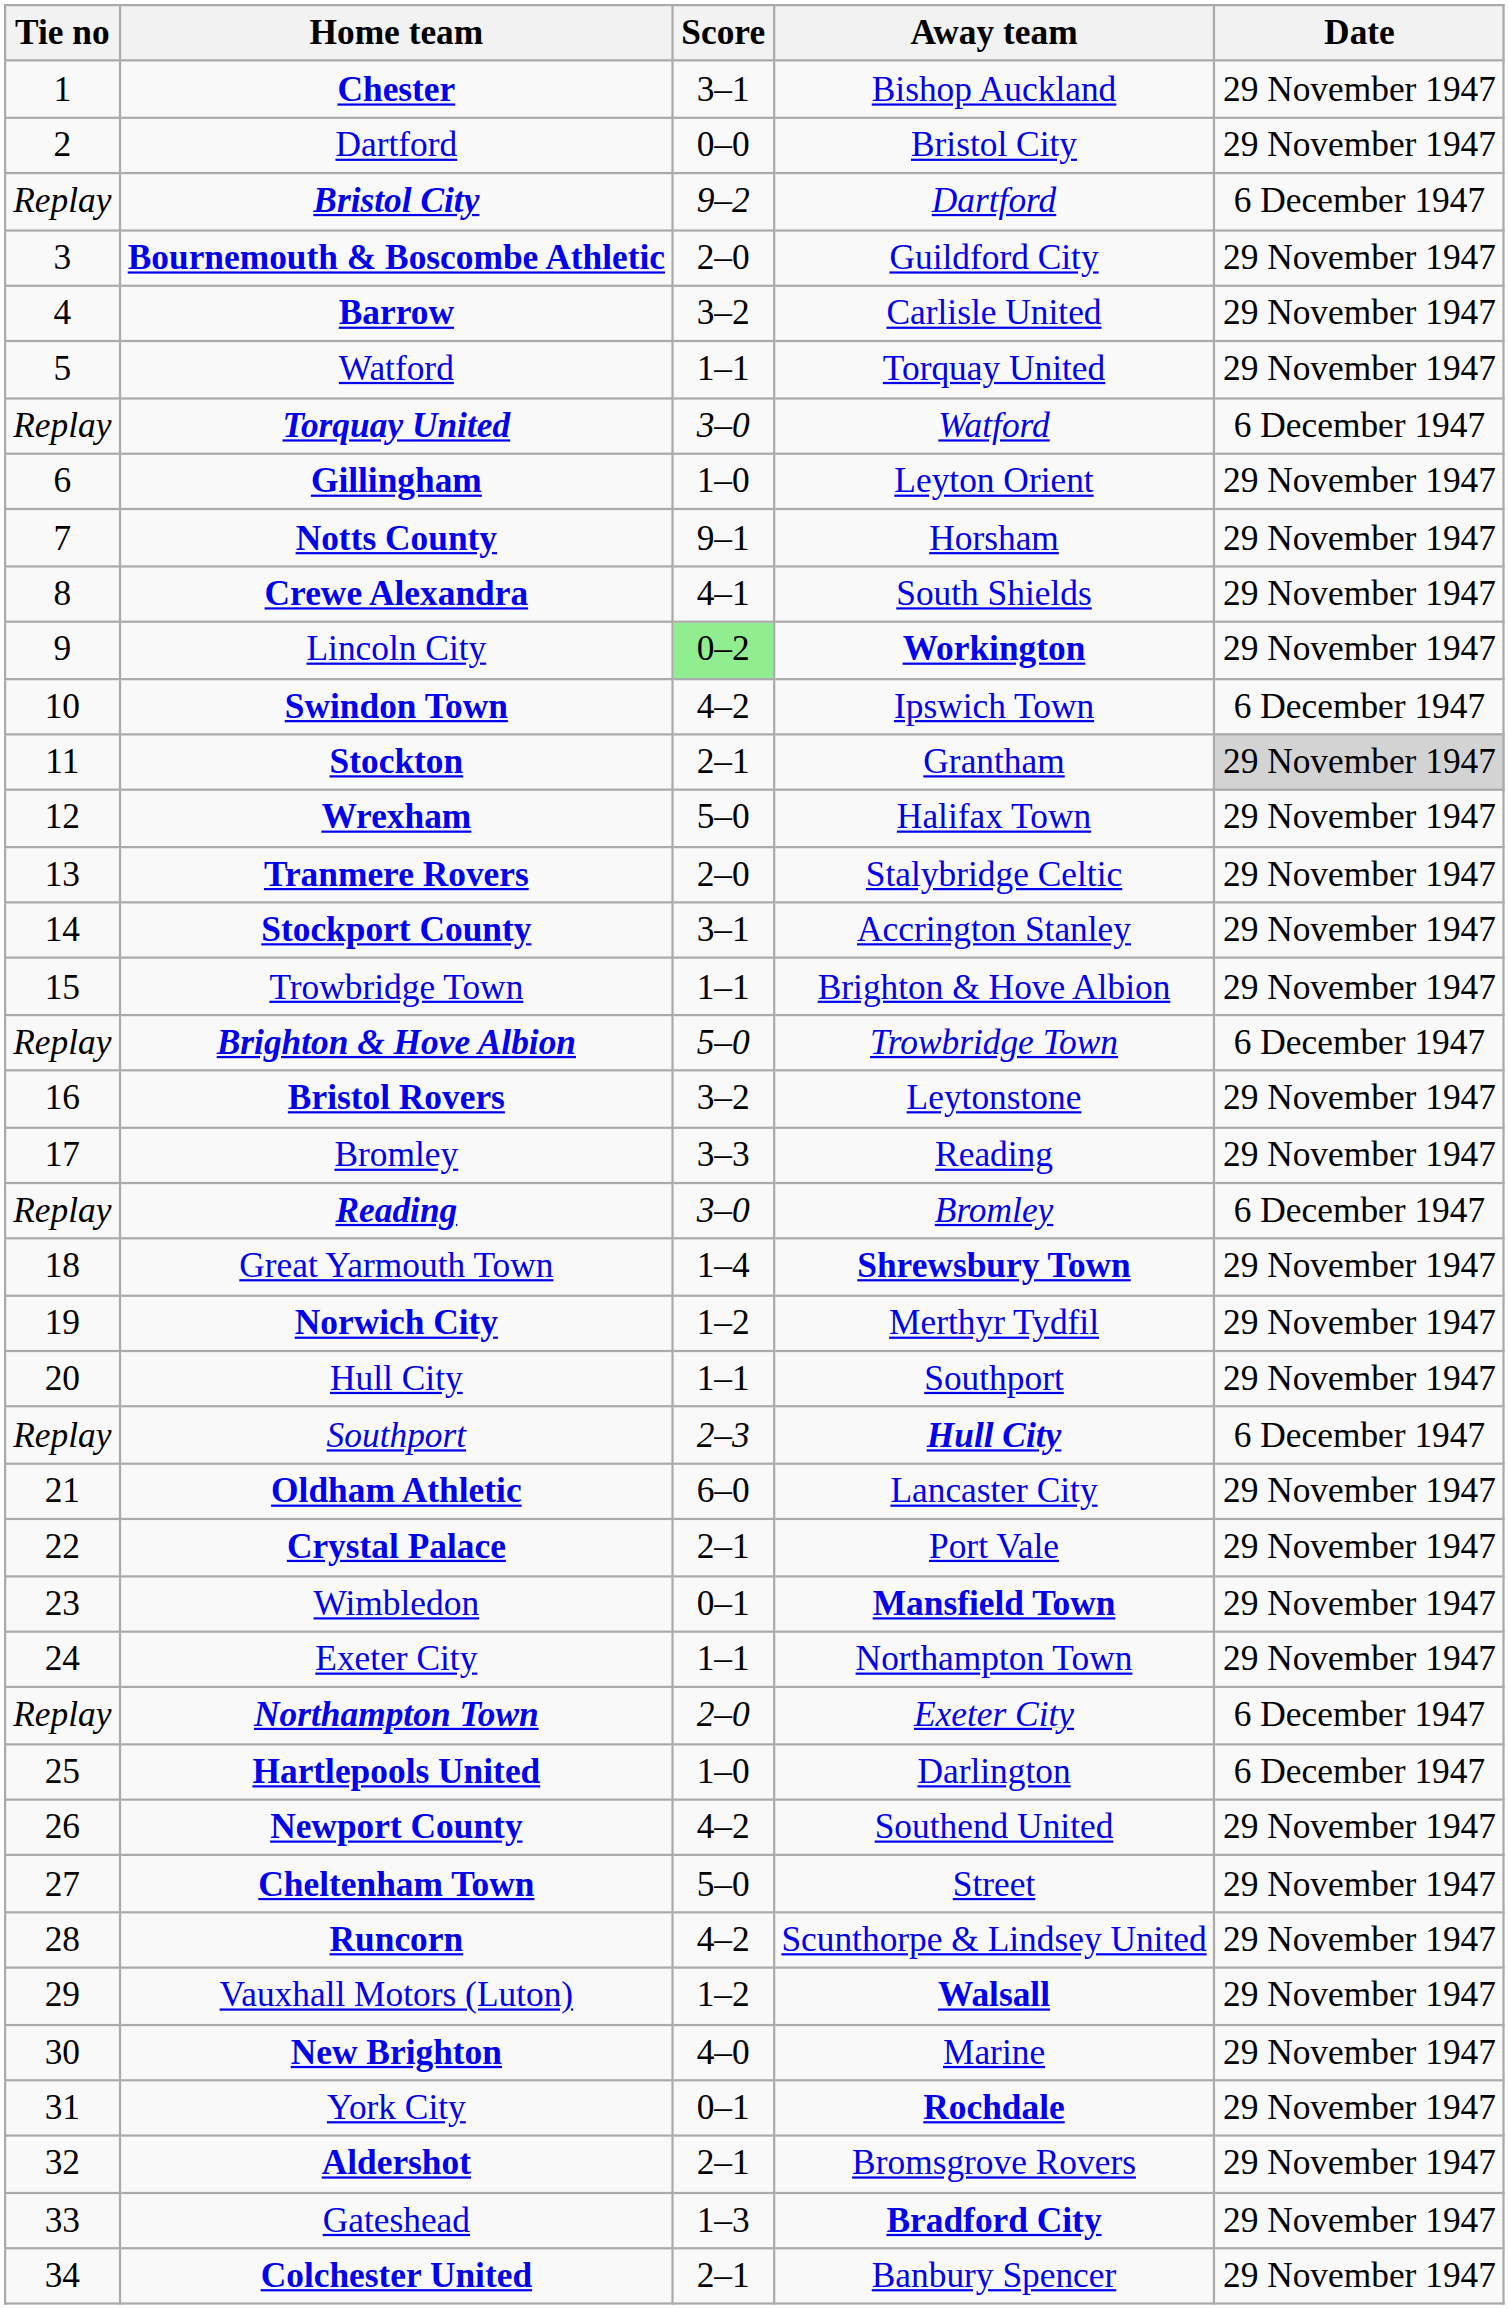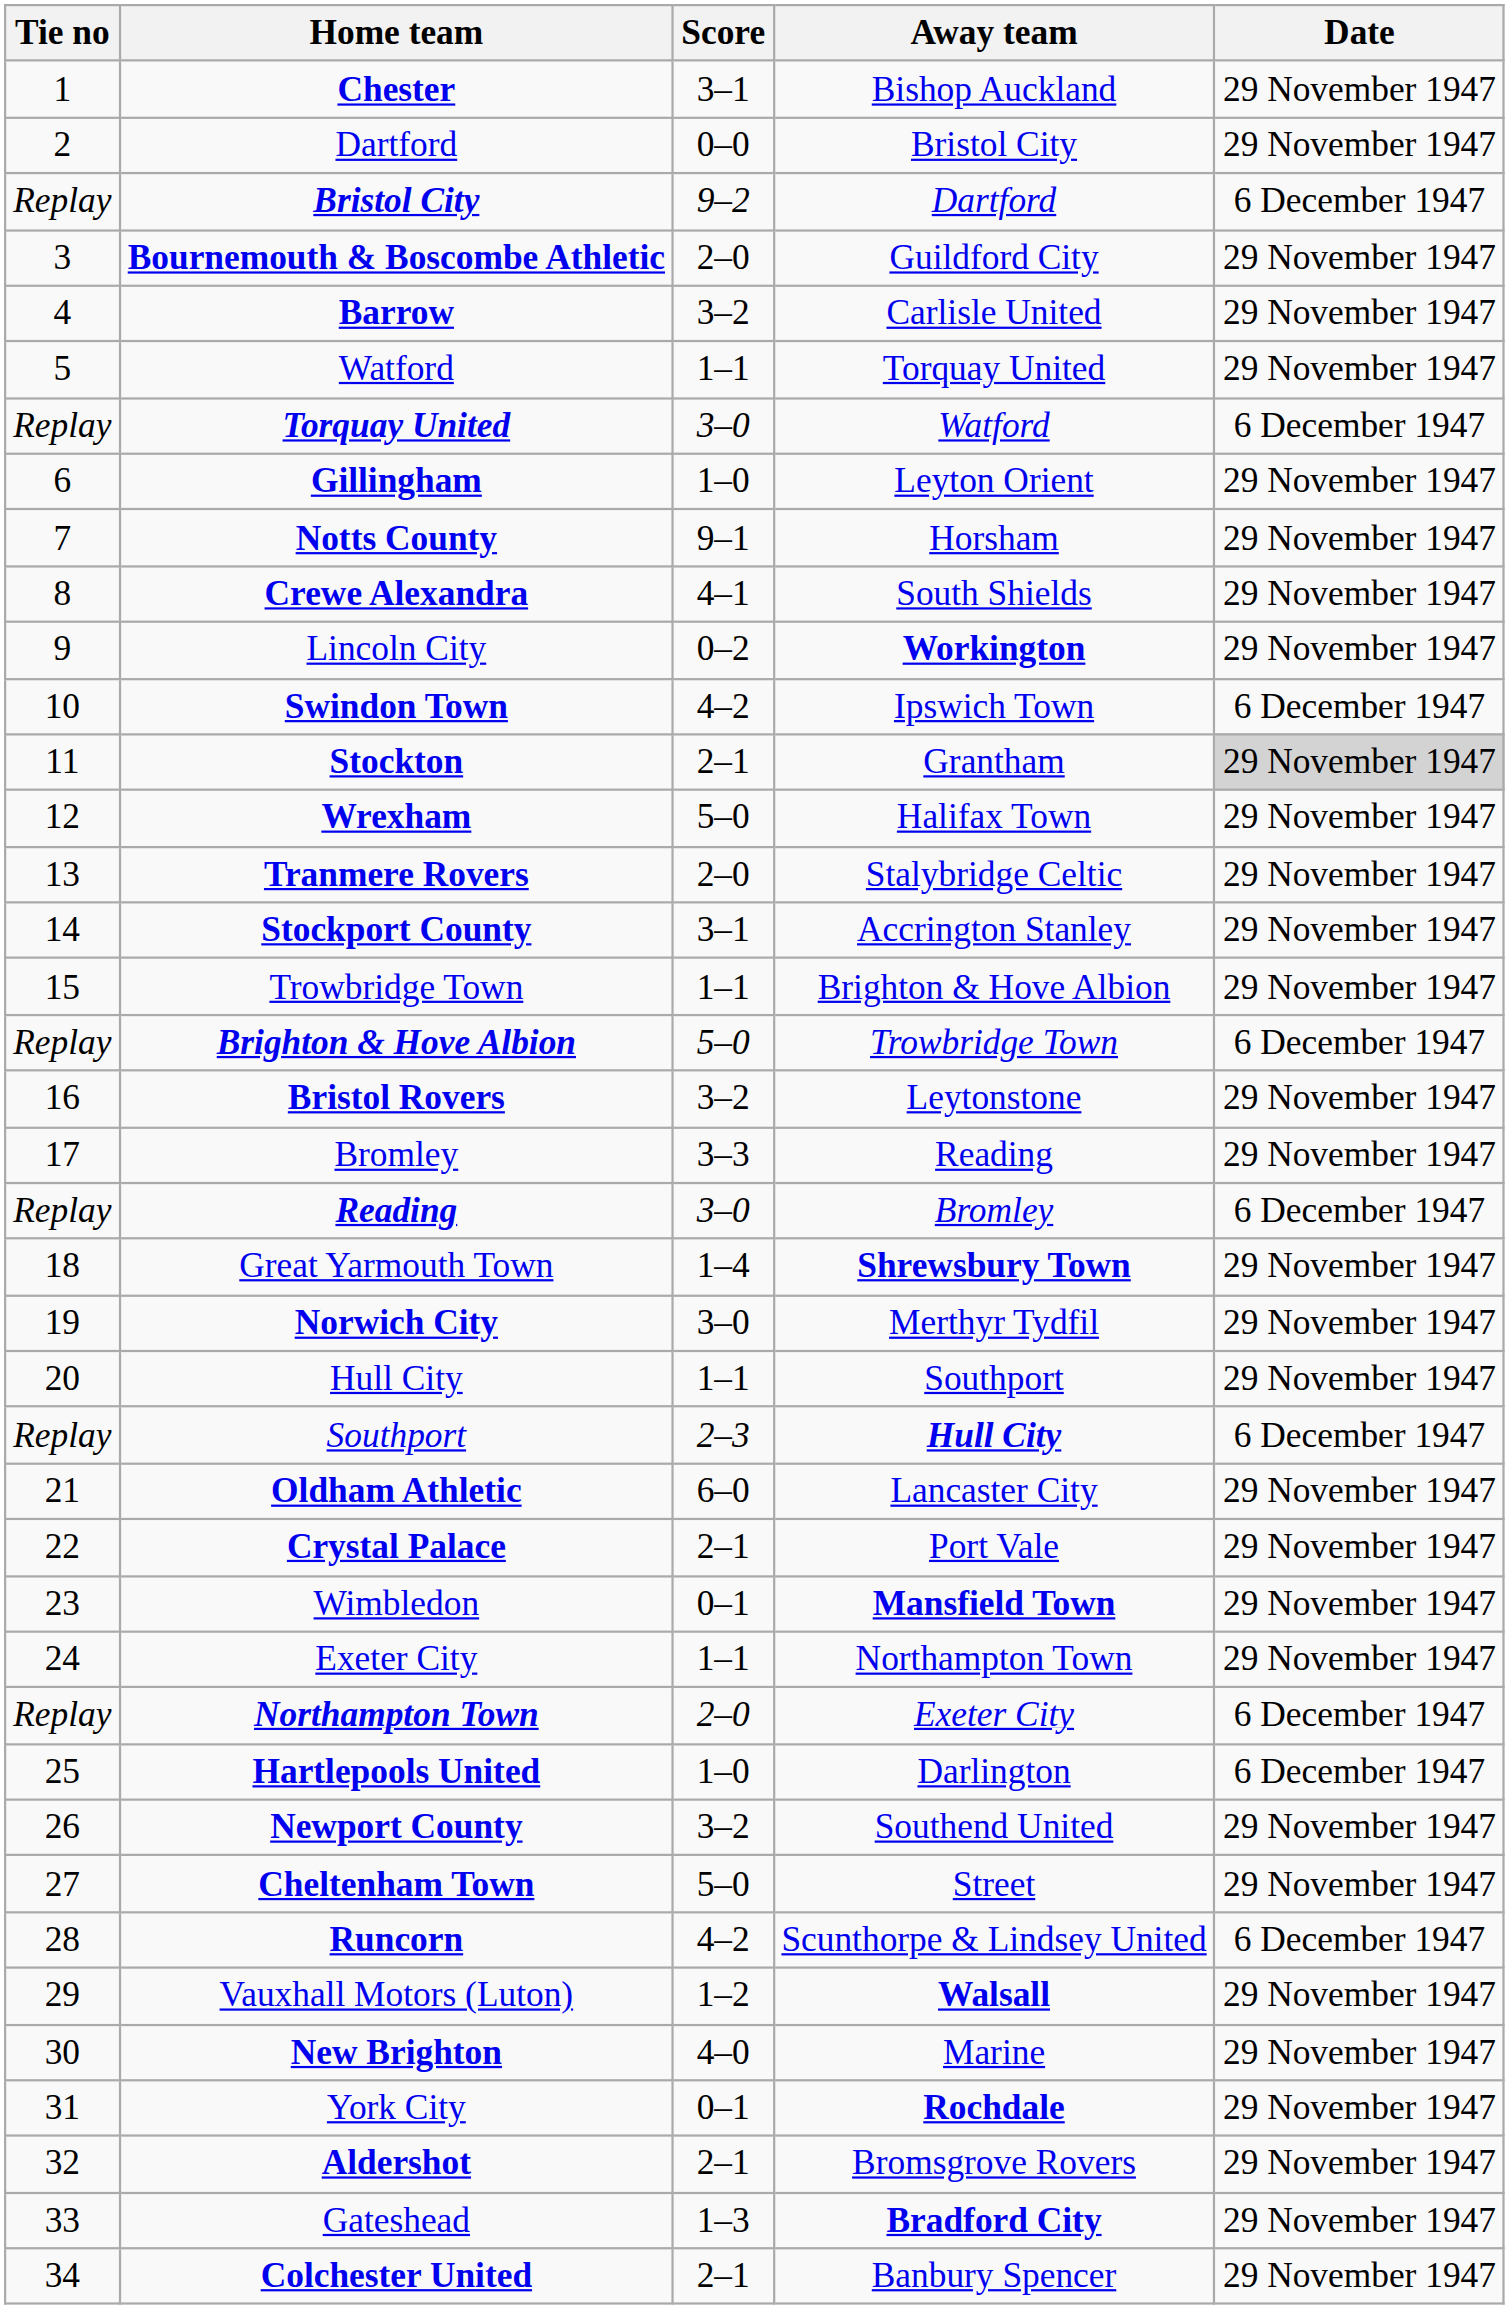(723, 649) lightgreen background -> (723, 649) no background
(723, 1322) 1–2 -> (723, 1322) 3–0
(723, 1827) 4–2 -> (723, 1827) 3–2
(1359, 1939) 29 November 1947 -> (1359, 1939) 6 December 1947
